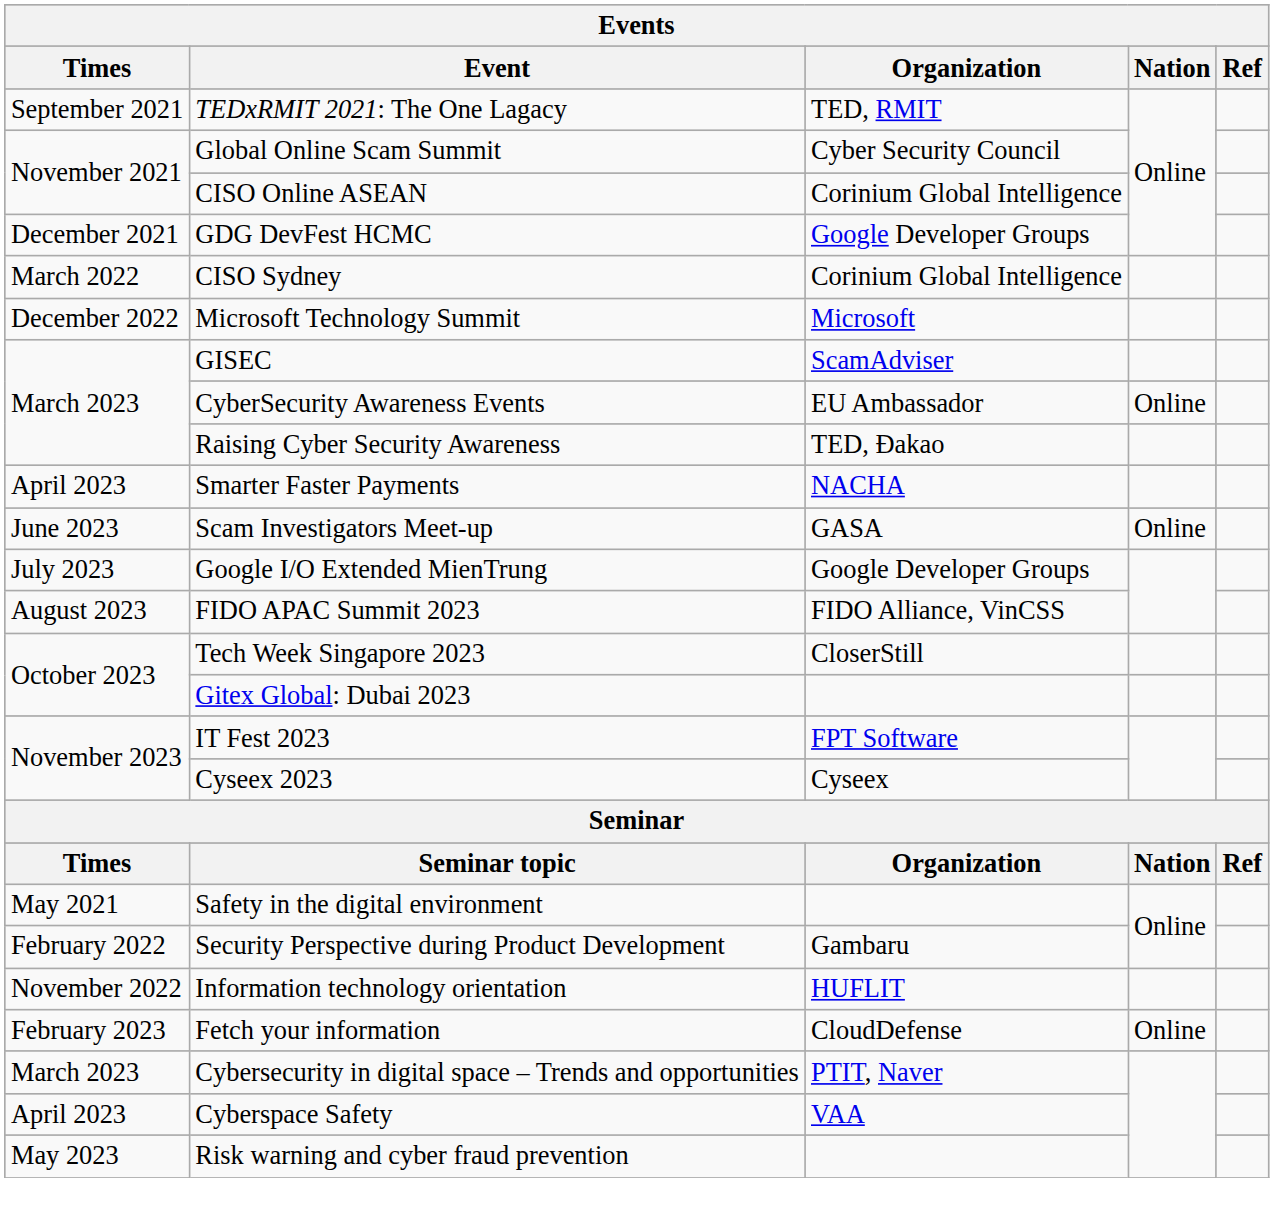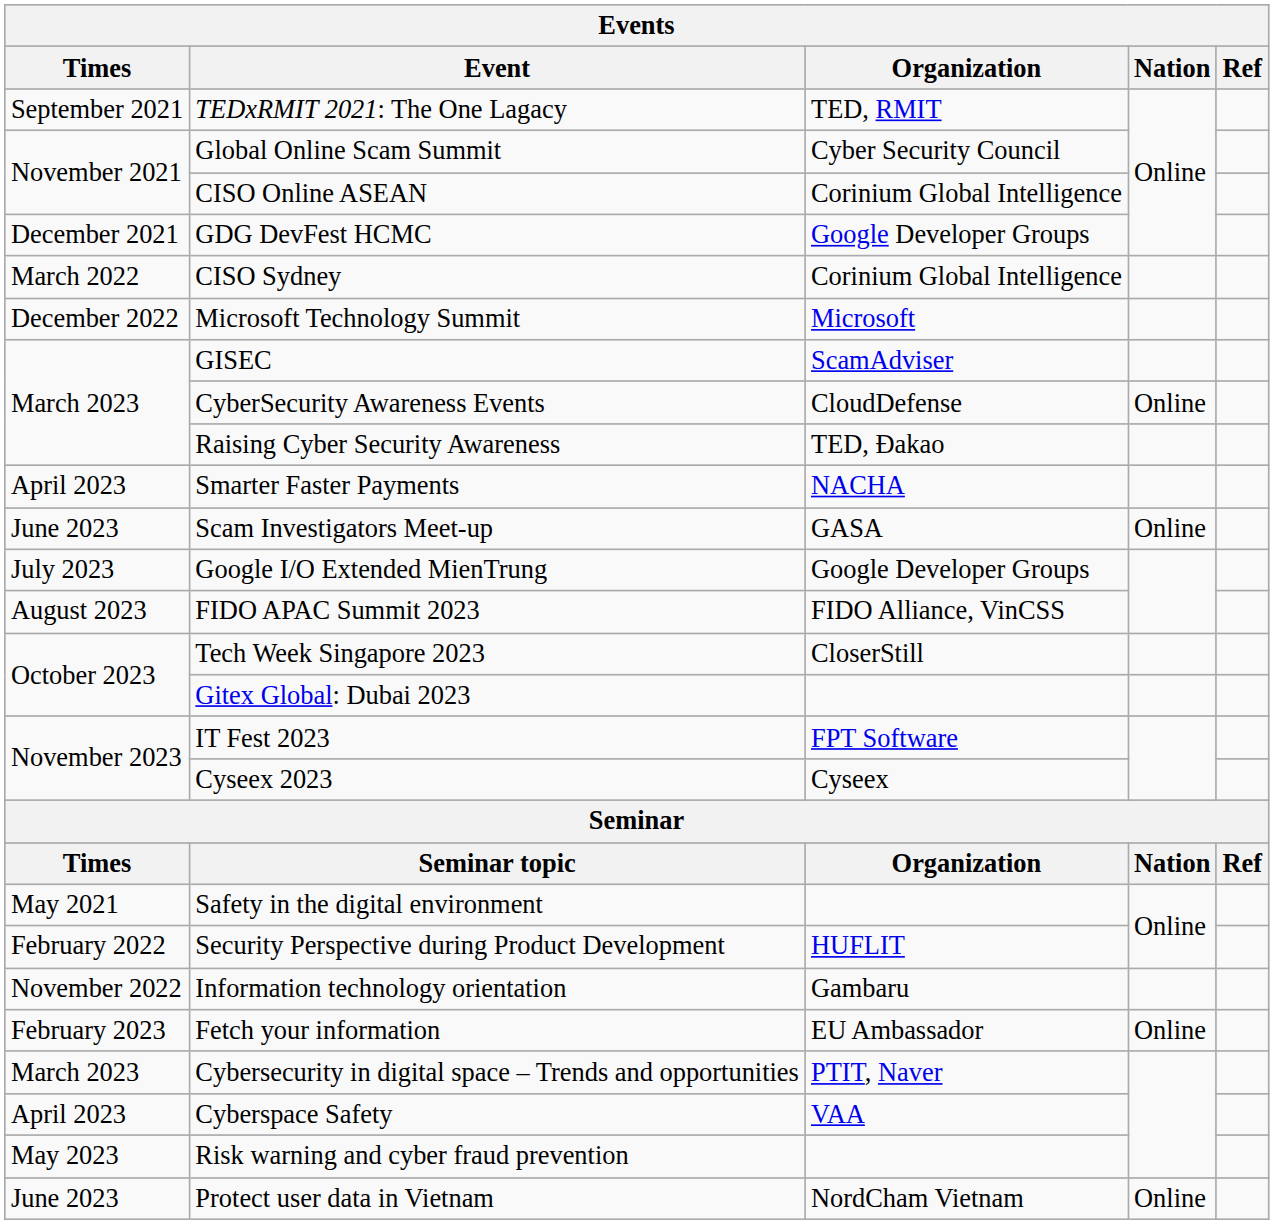(897, 402) EU Ambassador -> (887, 402) CloudDefense
(860, 946) Gambaru -> (858, 946) HUFLIT
(858, 988) HUFLIT -> (860, 988) Gambaru
(887, 1030) CloudDefense -> (897, 1030) EU Ambassador
+ row: (345, 1197)
